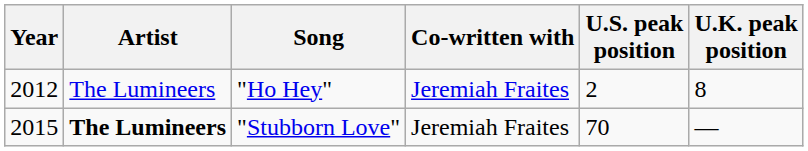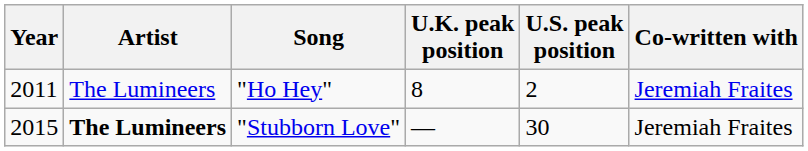columns swapped: (493, 37) <-> (746, 37)
(34, 88) 2012 -> (34, 88) 2011
(597, 126) 70 -> (537, 126) 30
